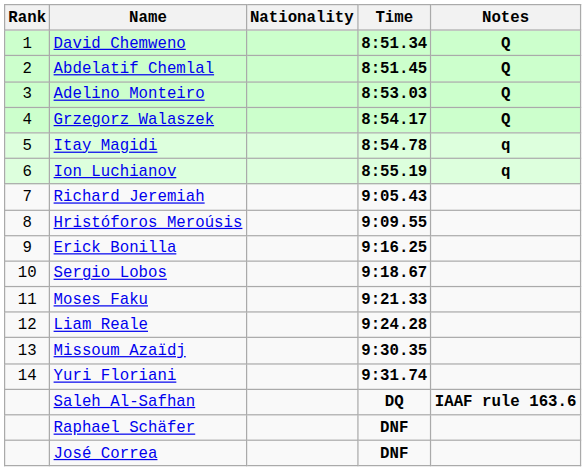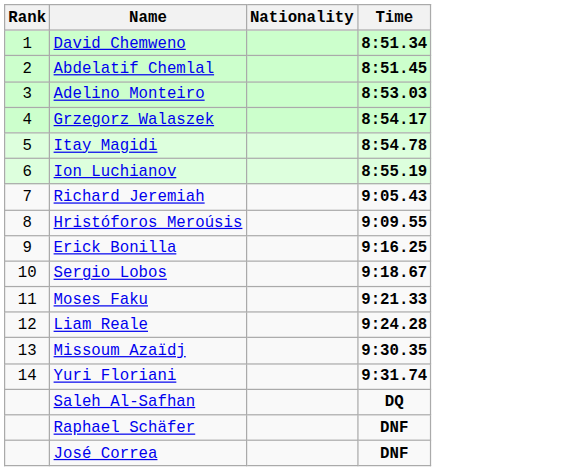- column: (506, 17)
